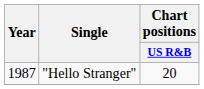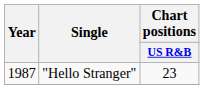(169, 73) 20 -> (169, 73) 23
